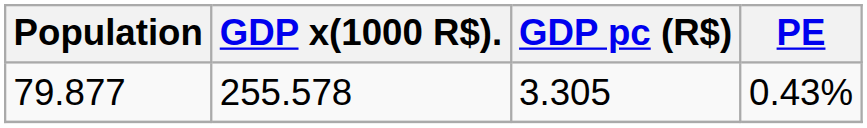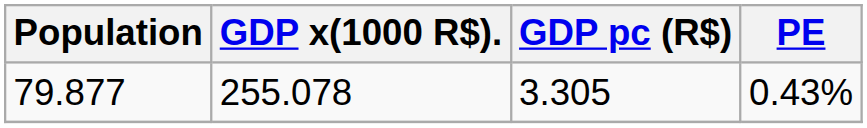(286, 91) 255.578 -> (286, 91) 255.078
